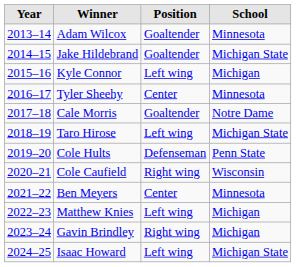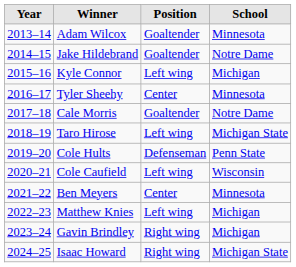(250, 53) Michigan State -> (243, 53) Notre Dame
(172, 172) Right wing -> (168, 172) Left wing
(168, 251) Left wing -> (172, 251) Right wing
